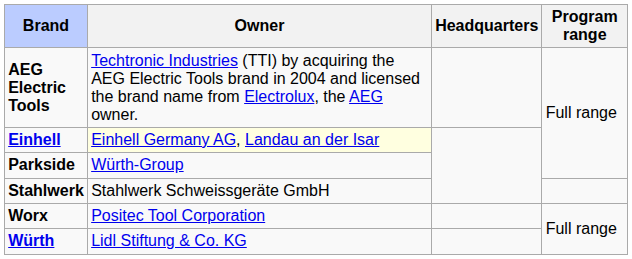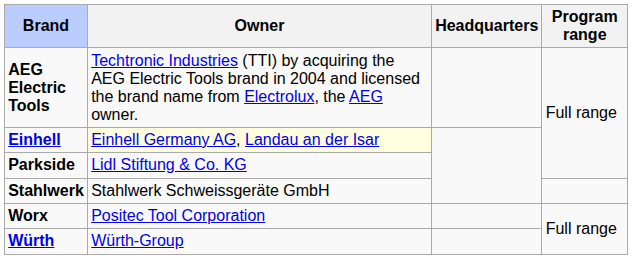(137, 165) Würth-Group -> (169, 165) Lidl Stiftung & Co. KG
(169, 241) Lidl Stiftung & Co. KG -> (137, 241) Würth-Group
